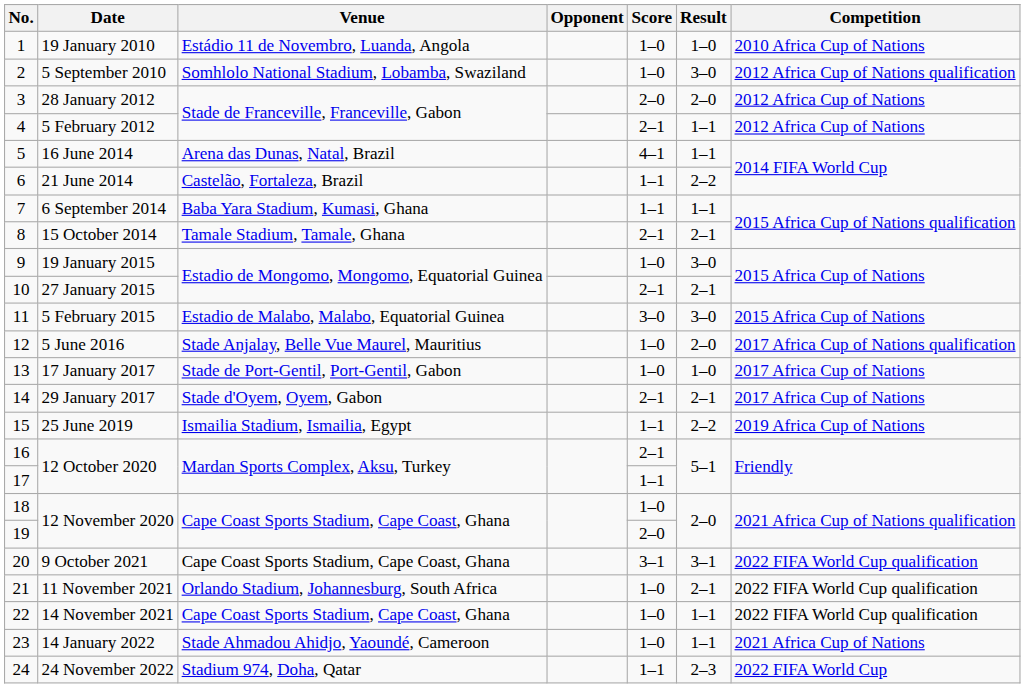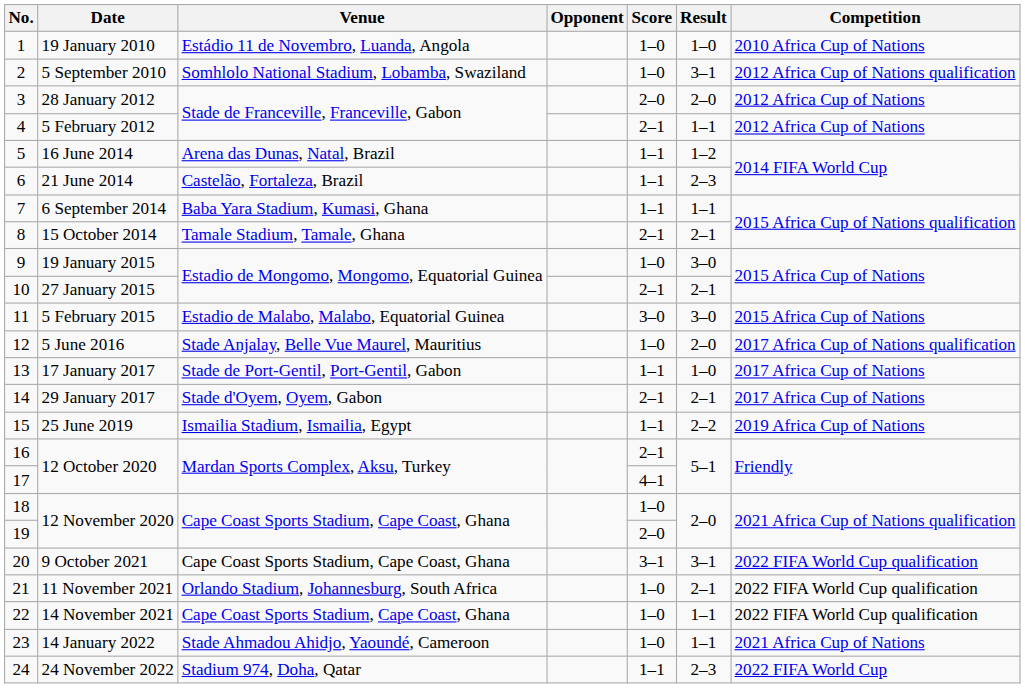(703, 72) 3–0 -> (703, 72) 3–1
(652, 153) 4–1 -> (652, 153) 1–1
(703, 153) 1–1 -> (703, 153) 1–2
(703, 180) 2–2 -> (703, 180) 2–3
(652, 371) 1–0 -> (652, 371) 1–1
(652, 479) 1–1 -> (652, 479) 4–1
